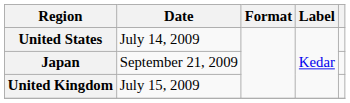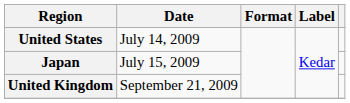(179, 62) September 21, 2009 -> (160, 62) July 15, 2009
(160, 86) July 15, 2009 -> (179, 86) September 21, 2009
